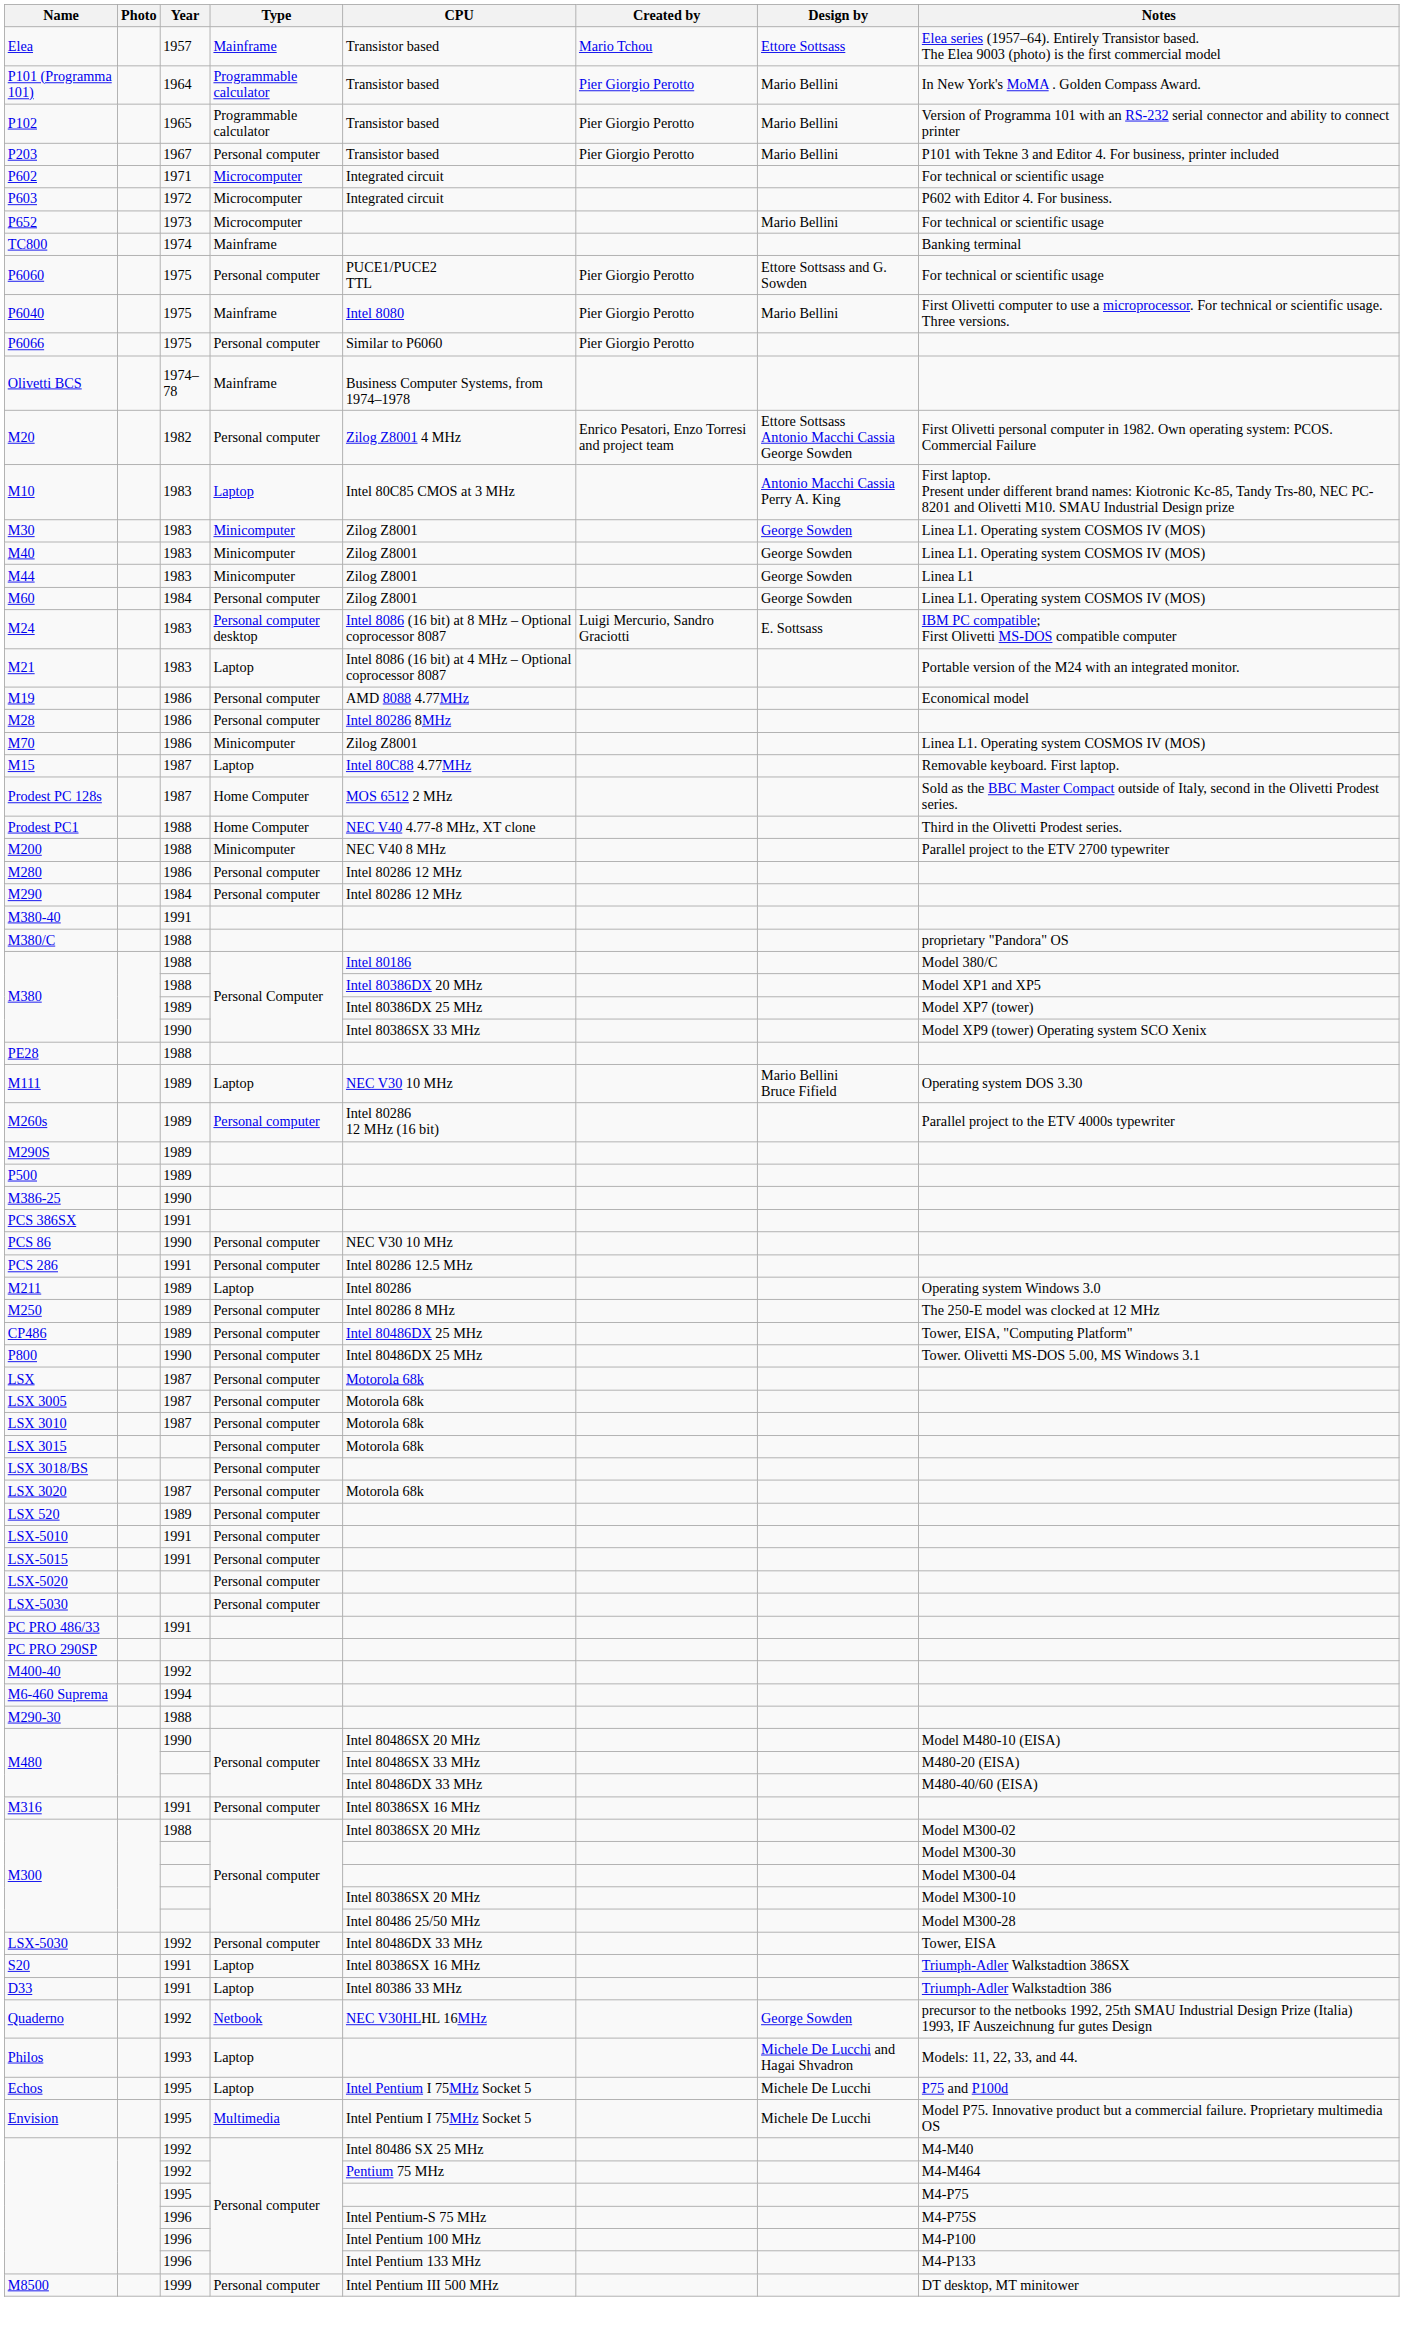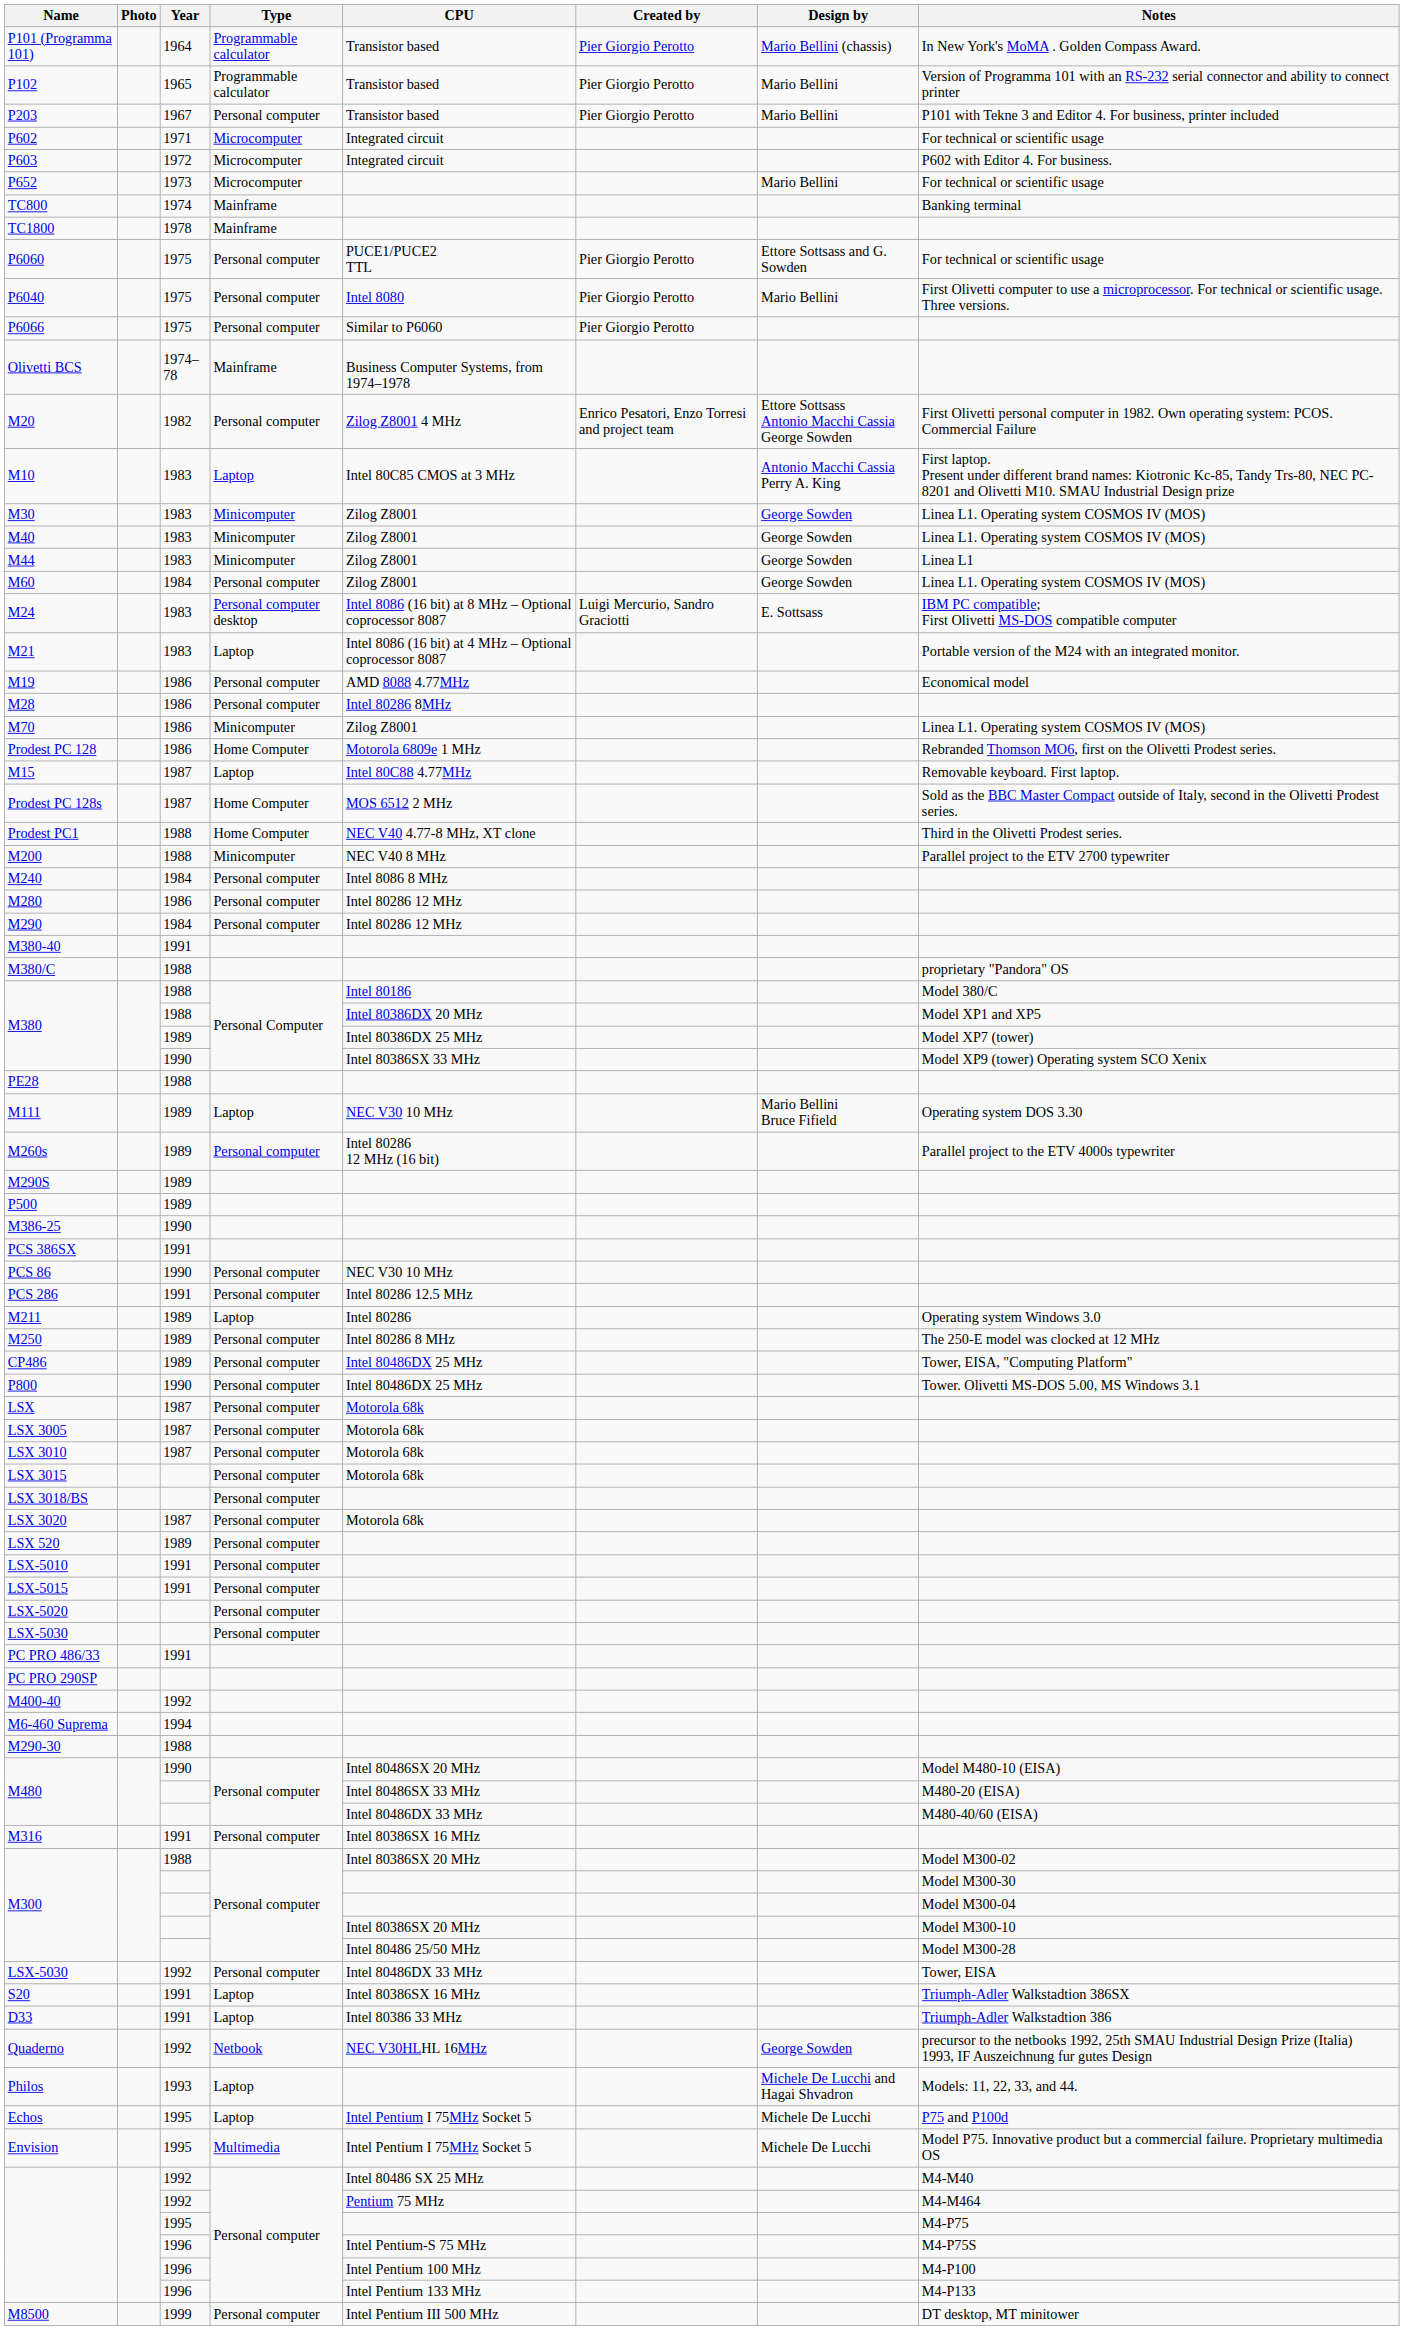- row: (20, 46)
(800, 84) Mario Bellini -> (826, 46) Mario Bellini (chassis)
+ row: (31, 228)
(245, 313) Mainframe -> (267, 297) Personal computer
+ row: (52, 750)
+ row: (25, 878)
